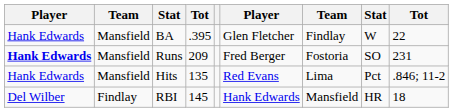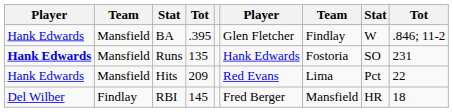(399, 35) 22 -> (419, 35) .846; 11-2
(198, 55) 209 -> (198, 55) 135
(254, 55) Fred Berger -> (261, 55) Hank Edwards
(198, 76) 135 -> (198, 76) 209
(419, 76) .846; 11-2 -> (399, 76) 22
(261, 96) Hank Edwards -> (254, 96) Fred Berger
